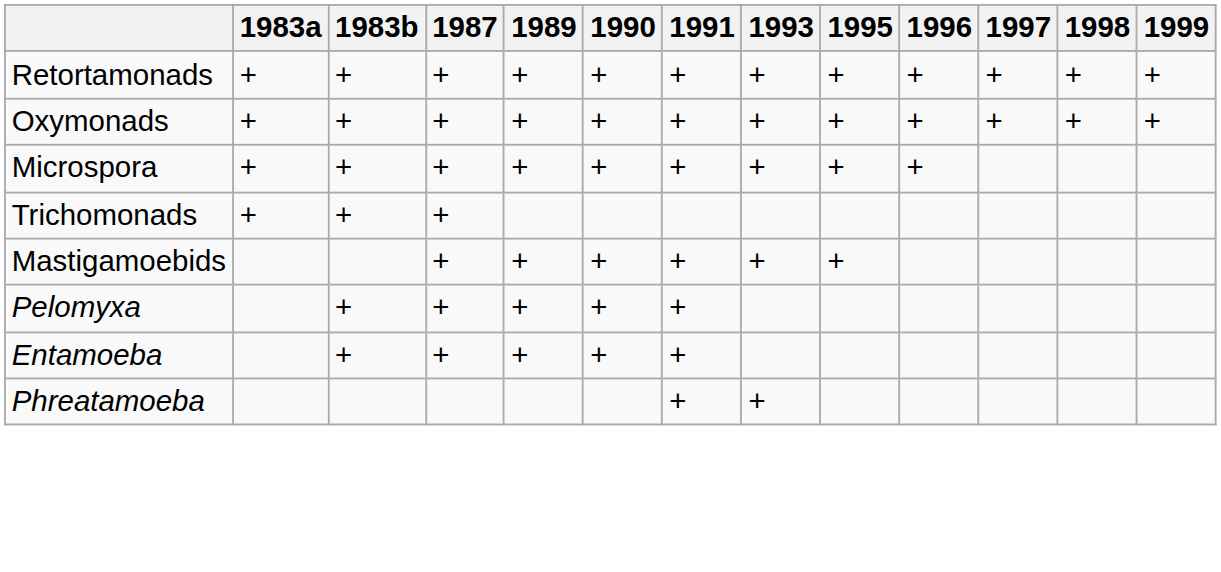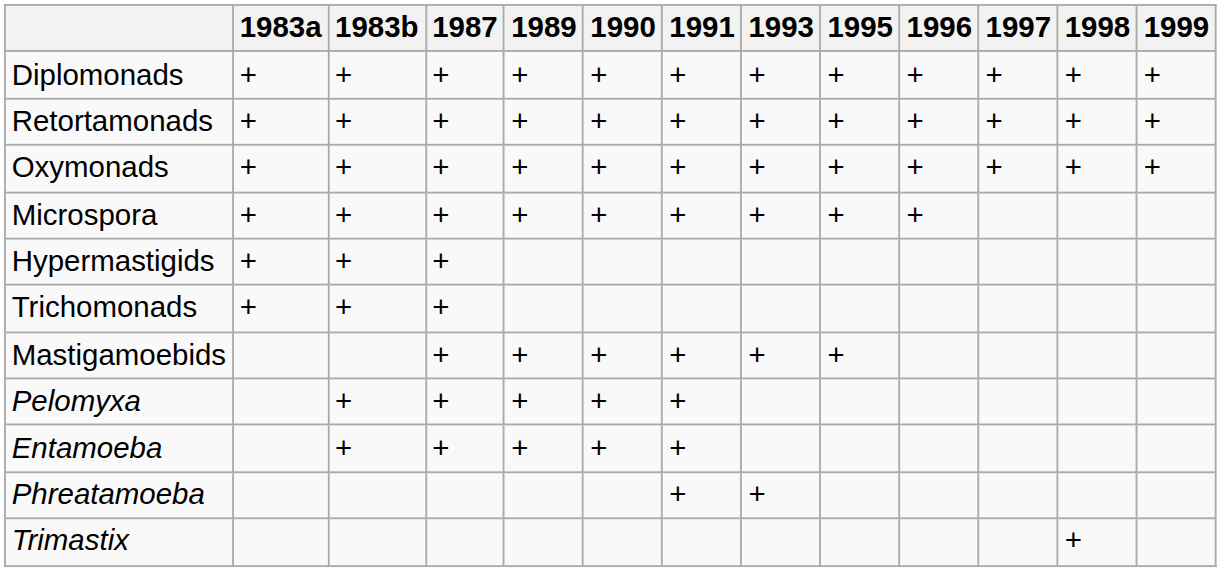+ row: (98, 74)
+ row: (113, 261)
+ row: (70, 541)
